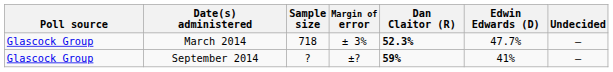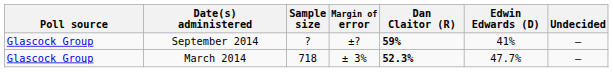rows swapped: (215, 58) <-> (215, 41)
